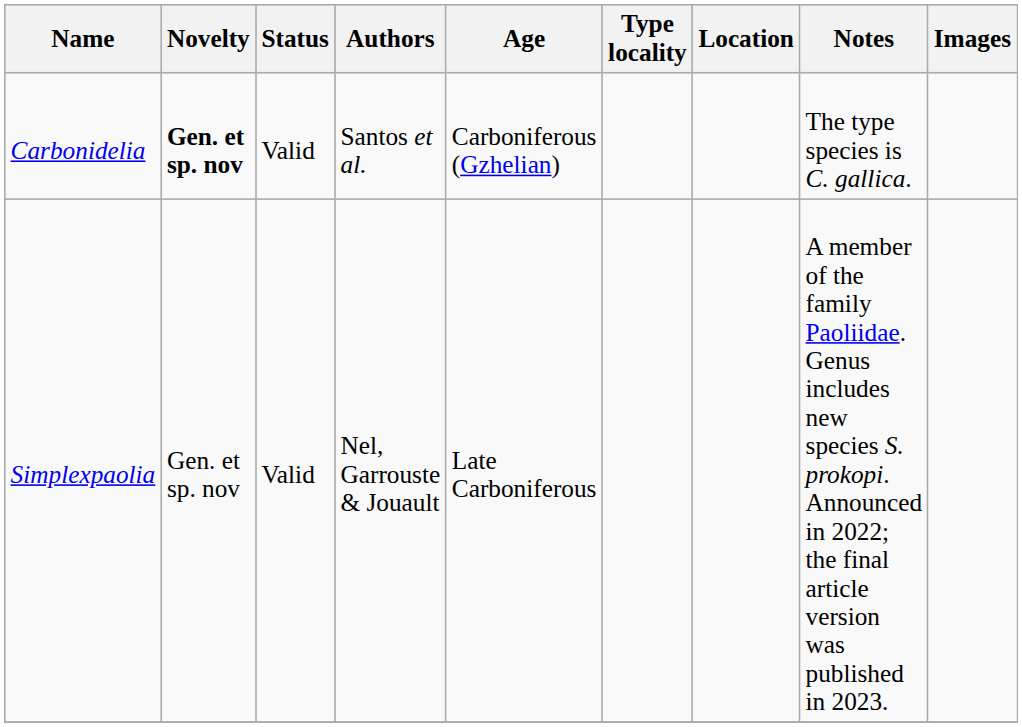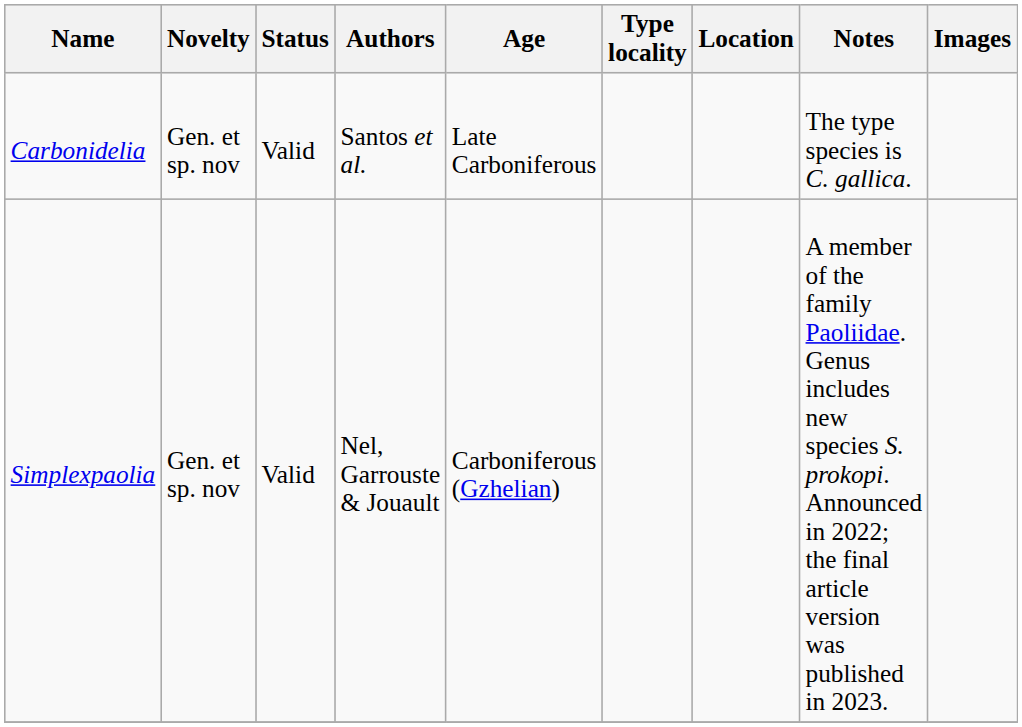(206, 149) bold -> (203, 149) normal
(524, 149) Carboniferous (Gzhelian) -> (524, 149) Late Carboniferous
(524, 474) Late Carboniferous -> (524, 474) Carboniferous (Gzhelian)
